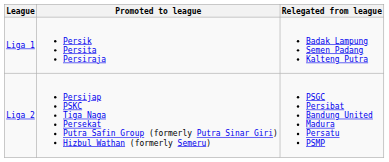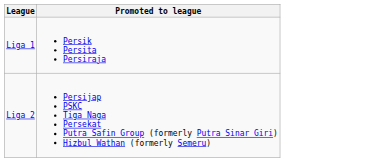- column: (332, 11)
